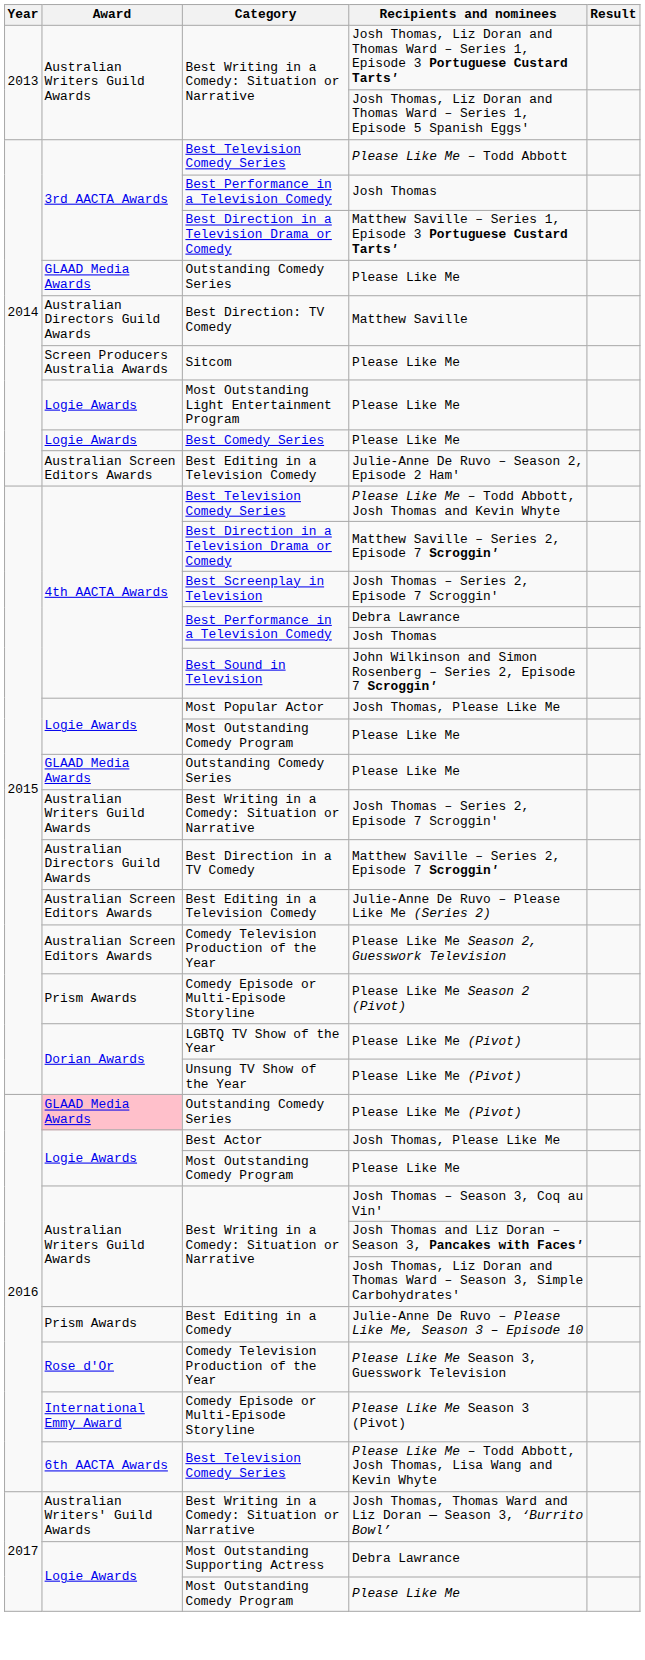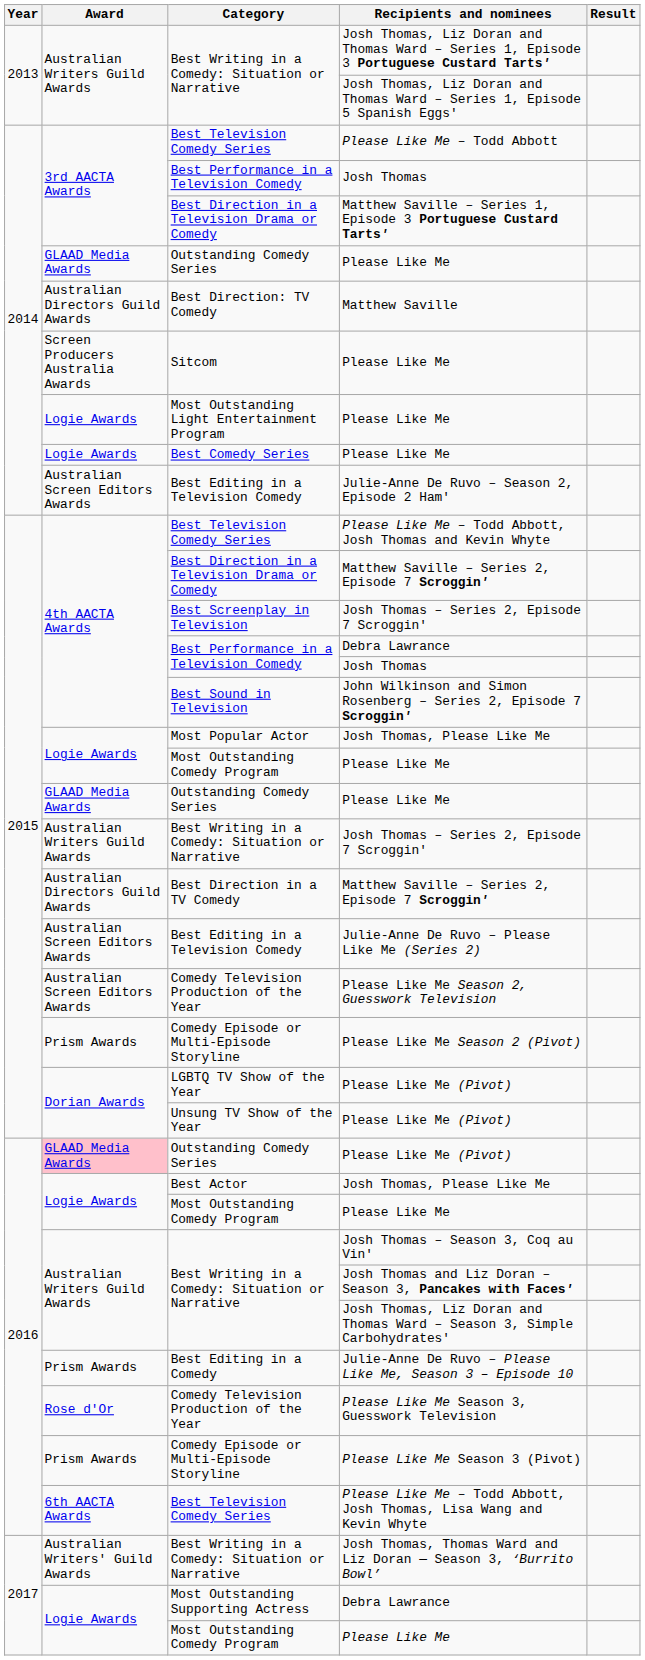(95, 1417) International Emmy Award -> (91, 1461) Prism Awards
